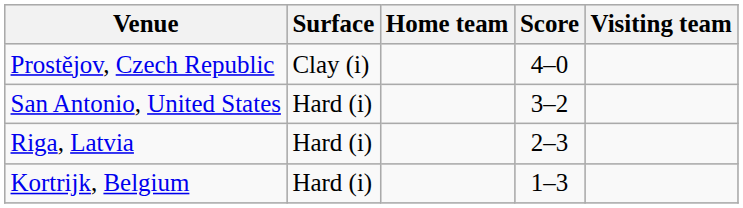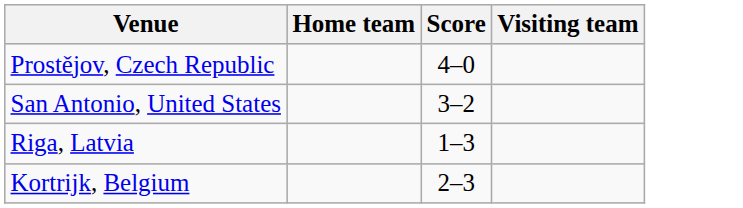- column: (333, 24)
(549, 143) 2–3 -> (456, 143) 1–3
(549, 182) 1–3 -> (456, 182) 2–3
